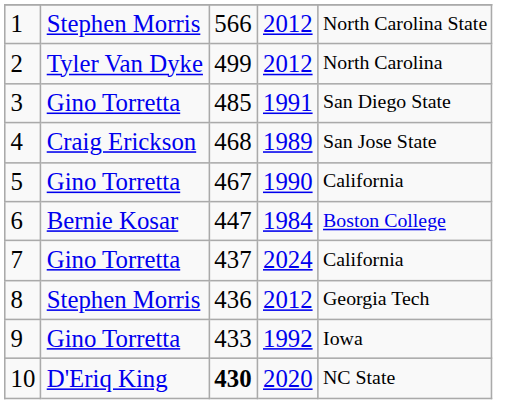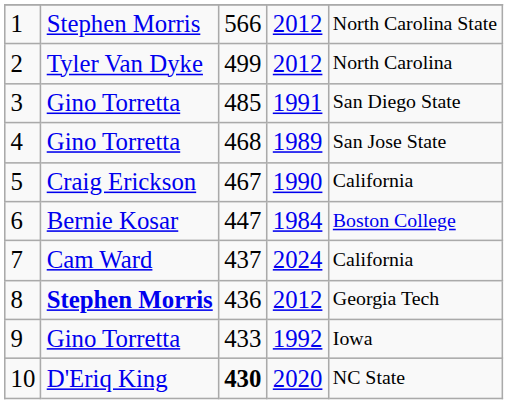(121, 142) Craig Erickson -> (113, 142) Gino Torretta
(113, 181) Gino Torretta -> (121, 181) Craig Erickson
(113, 260) Gino Torretta -> (100, 260) Cam Ward
(124, 299) normal -> (130, 299) bold
